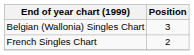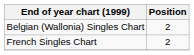(168, 27) 3 -> (168, 27) 2
